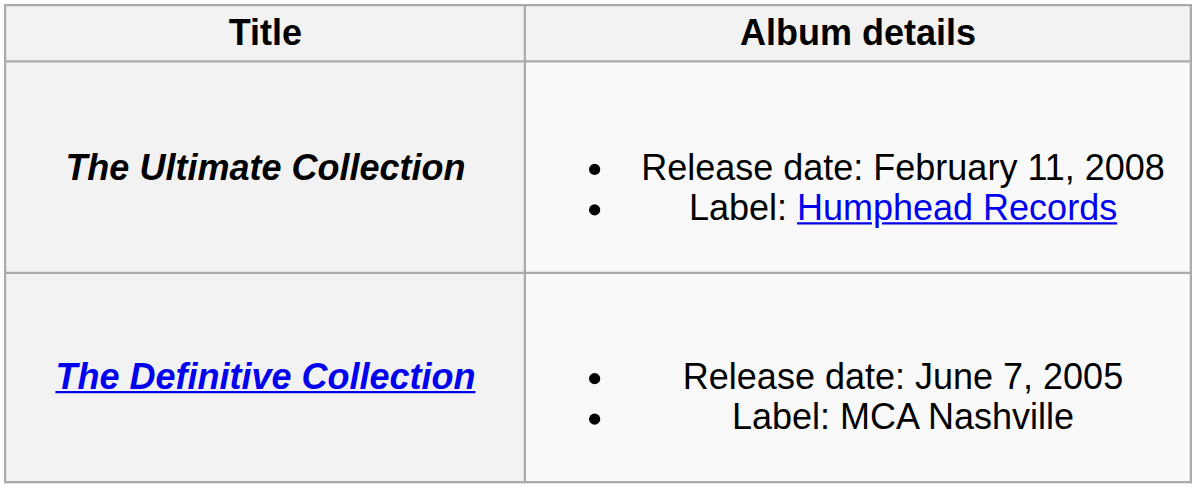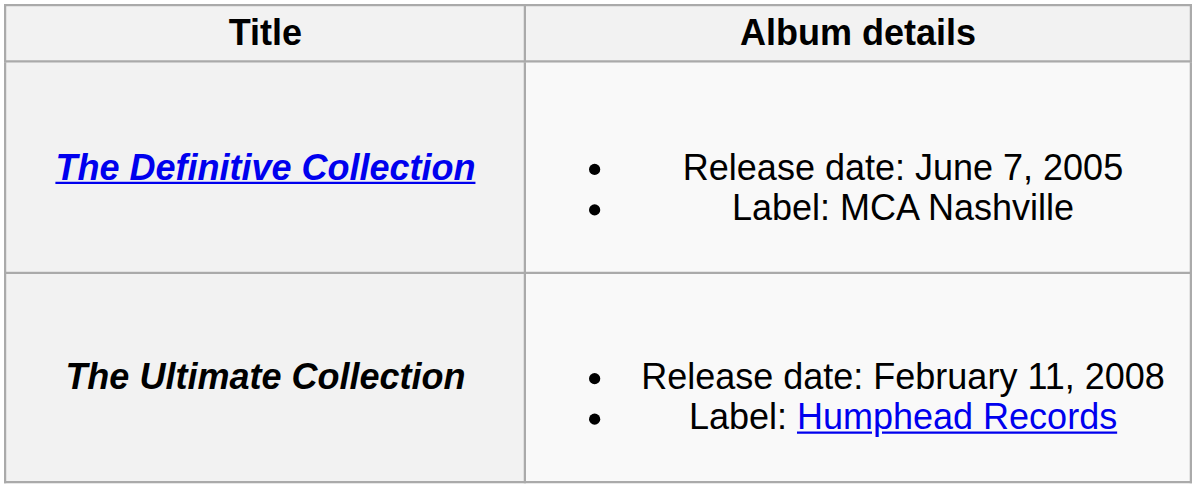rows swapped: (265, 376) <-> (265, 166)
